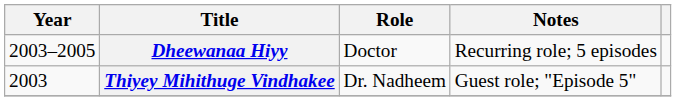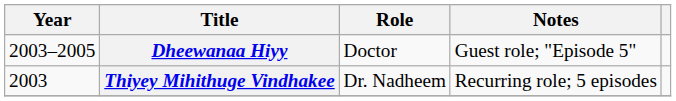(556, 50) Recurring role; 5 episodes -> (546, 50) Guest role; "Episode 5"
(546, 80) Guest role; "Episode 5" -> (556, 80) Recurring role; 5 episodes
